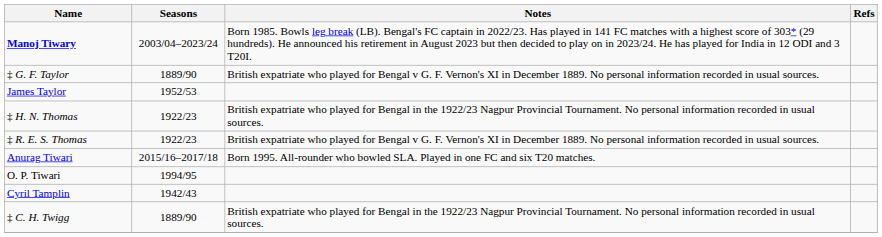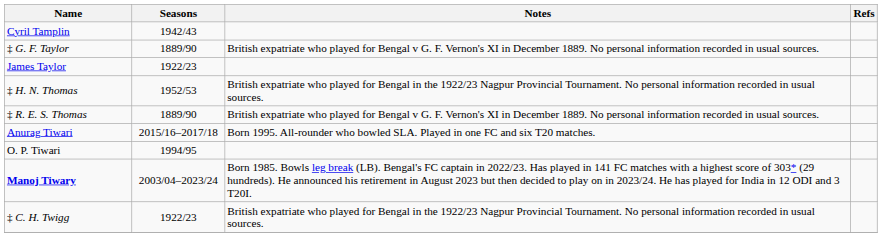rows swapped: (38, 193) <-> (41, 43)
(178, 91) 1952/53 -> (178, 66) 1922/23
(178, 115) 1922/23 -> (178, 90) 1952/53
(178, 139) 1922/23 -> (178, 114) 1889/90
(178, 217) 1889/90 -> (178, 217) 1922/23
